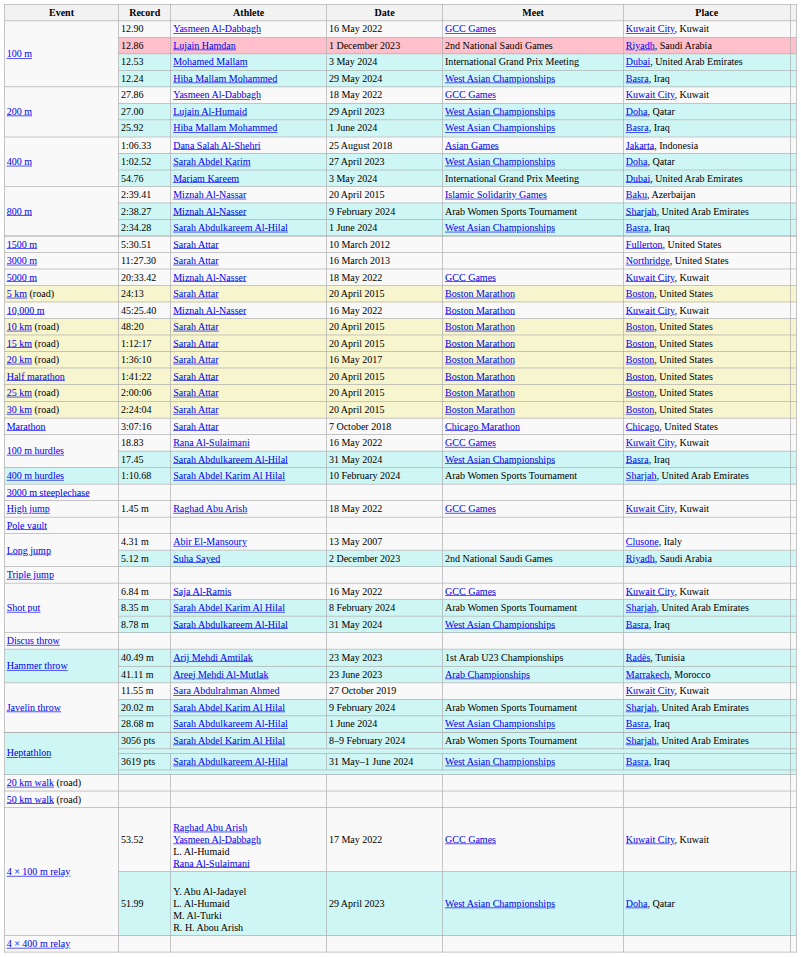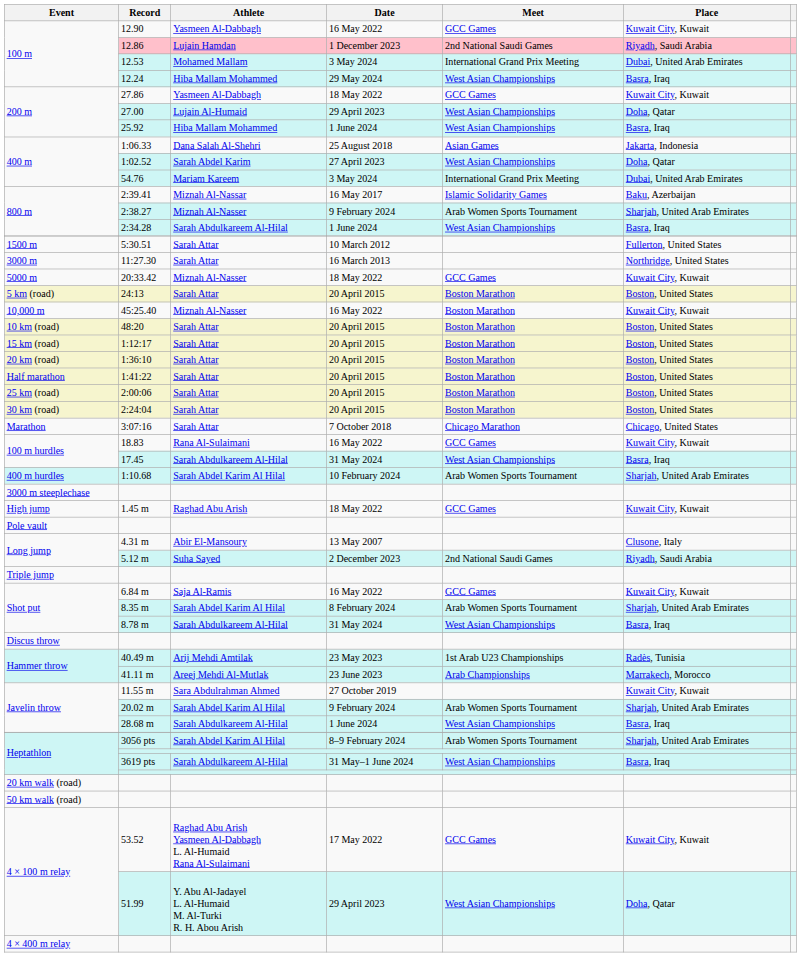(357, 194) 20 April 2015 -> (356, 194) 16 May 2017
(356, 360) 16 May 2017 -> (357, 360) 20 April 2015
